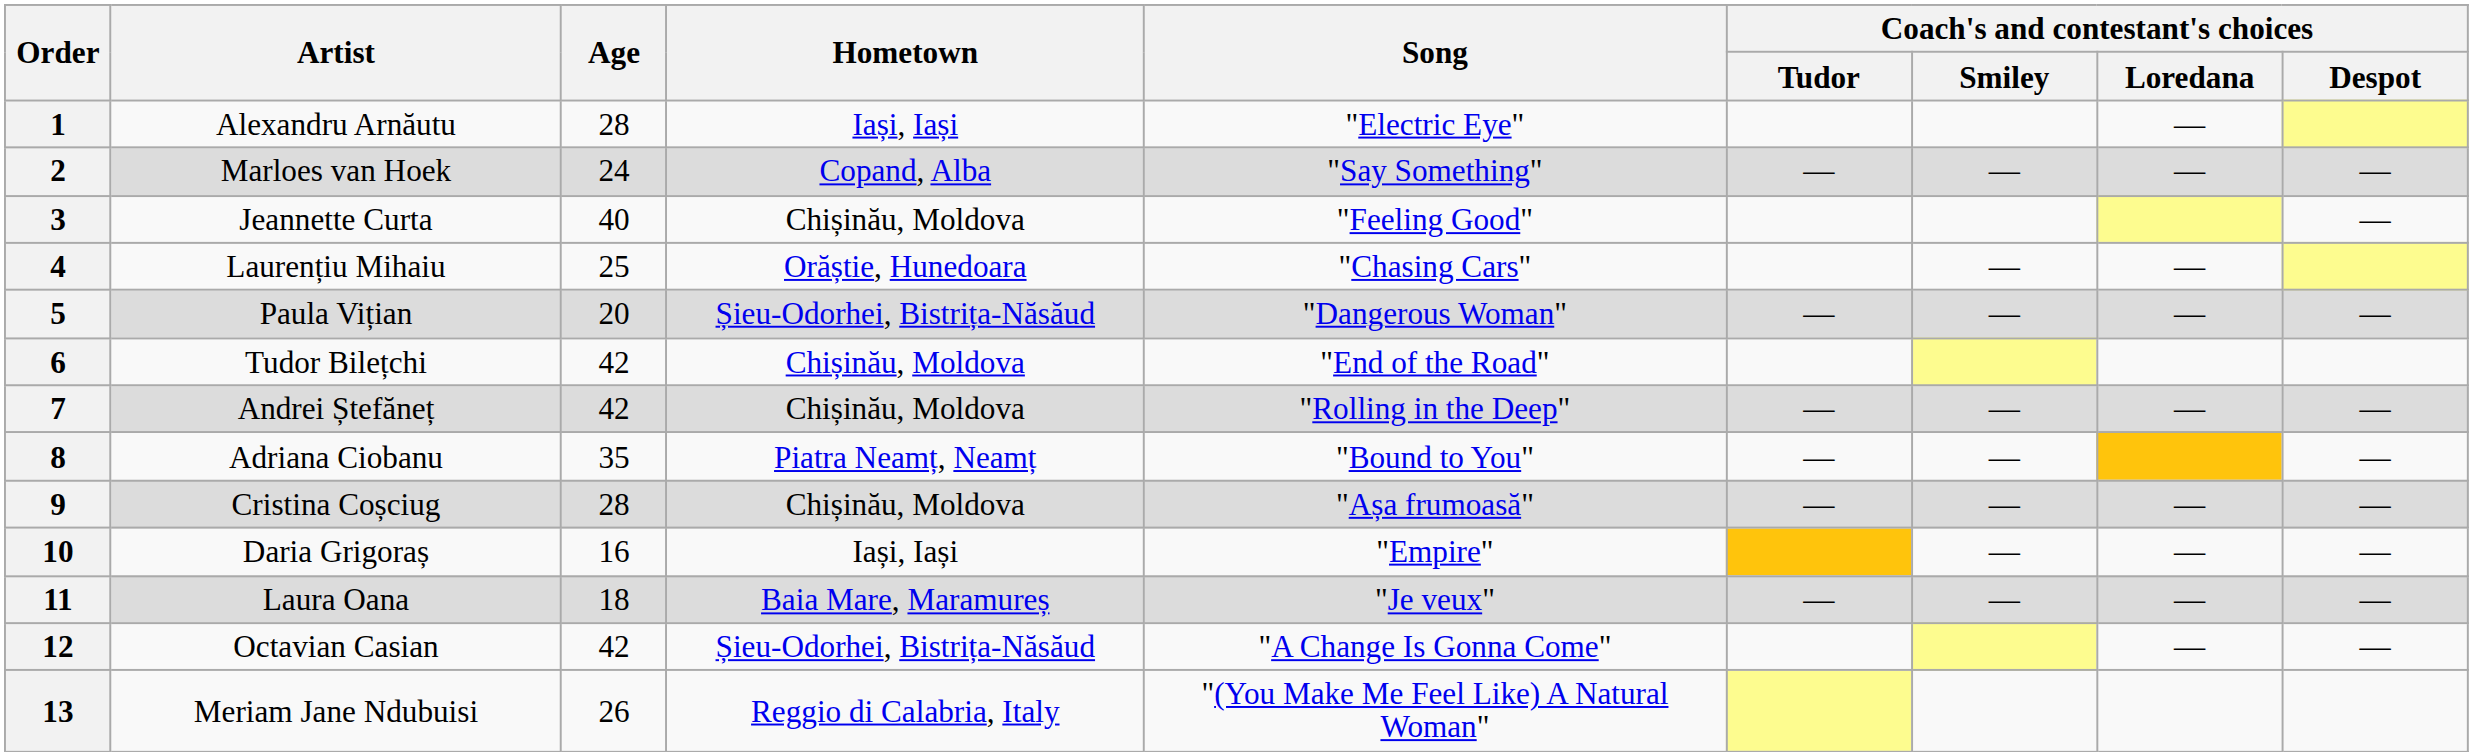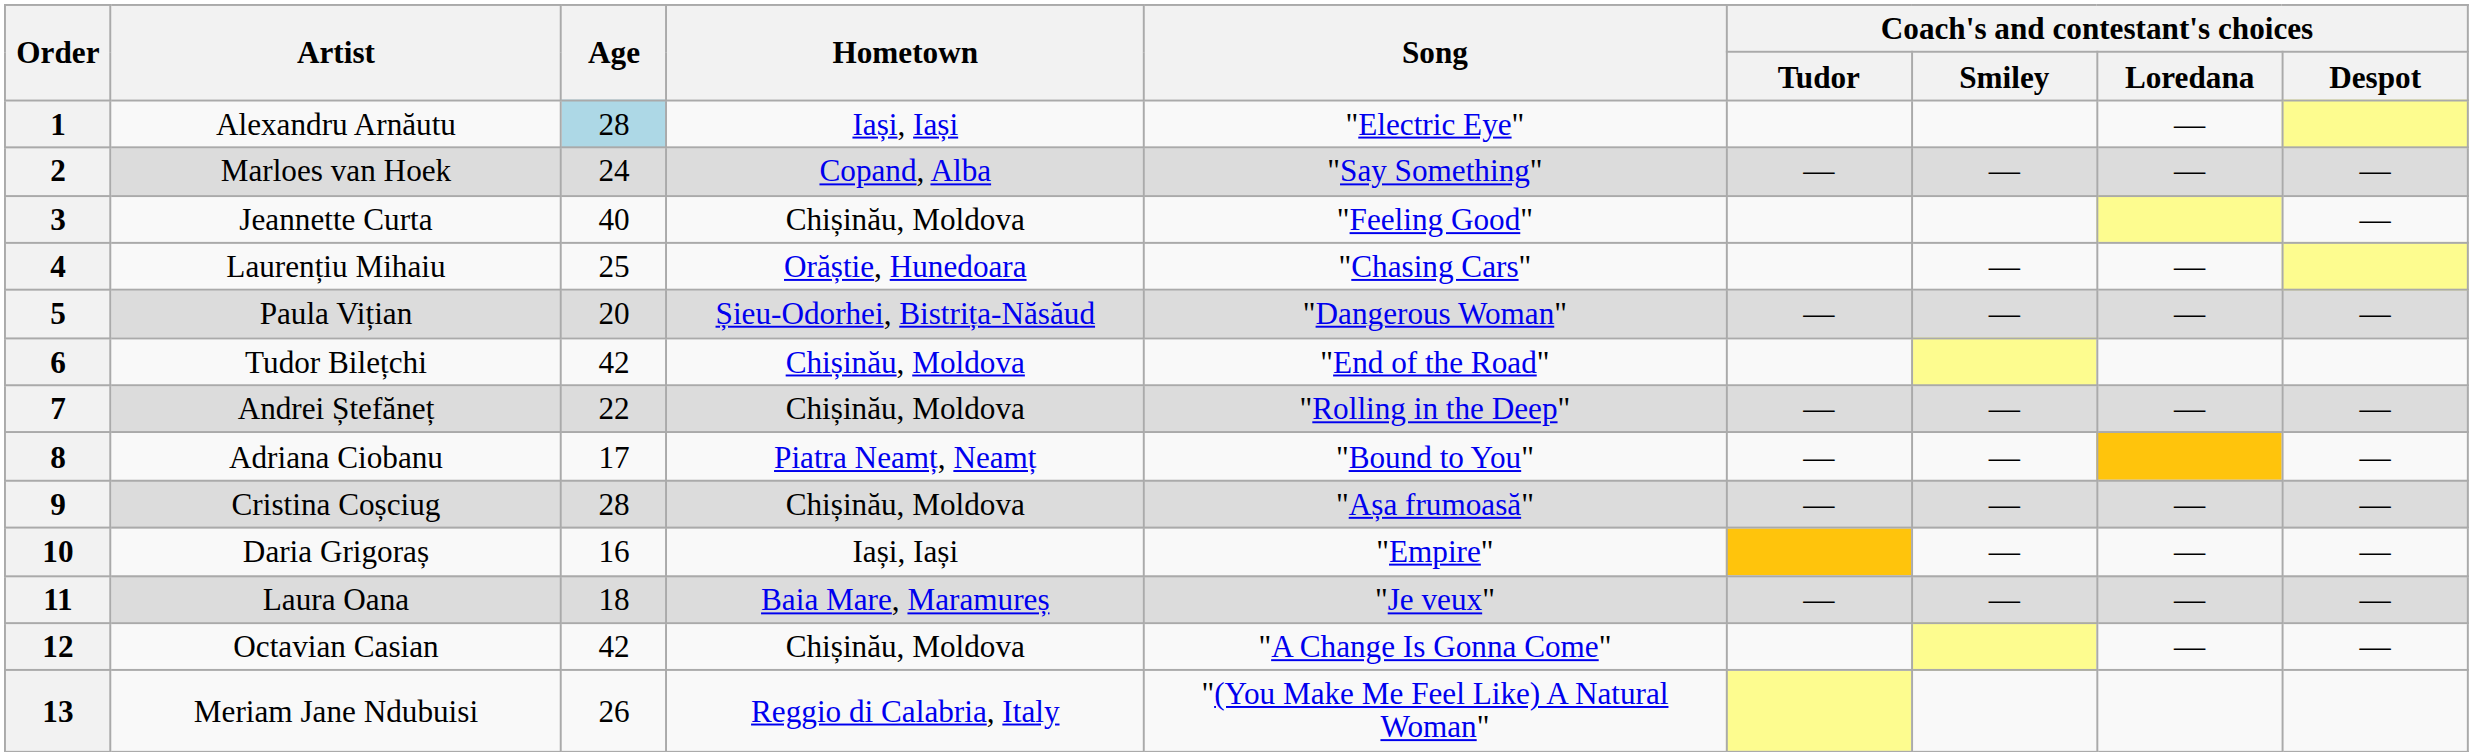(614, 124) no background -> (614, 124) lightblue background
(614, 409) 42 -> (614, 409) 22
(614, 457) 35 -> (614, 457) 17
(905, 647) Șieu-Odorhei, Bistrița-Năsăud -> (905, 647) Chișinău, Moldova
